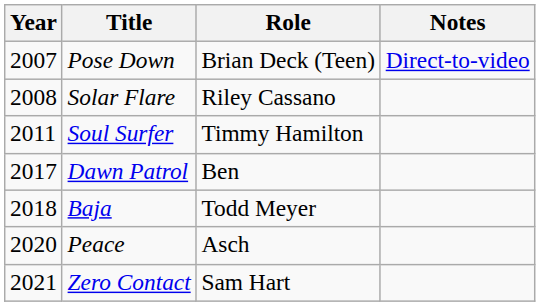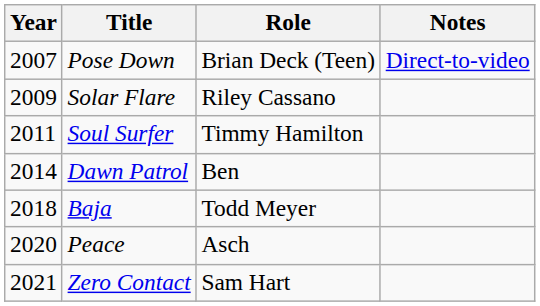(33, 97) 2008 -> (33, 97) 2009
(33, 171) 2017 -> (33, 171) 2014
